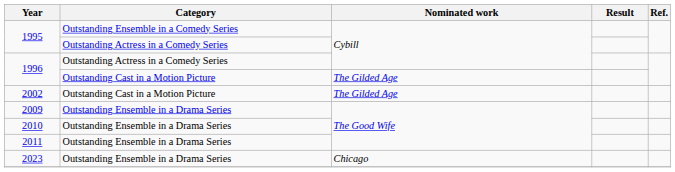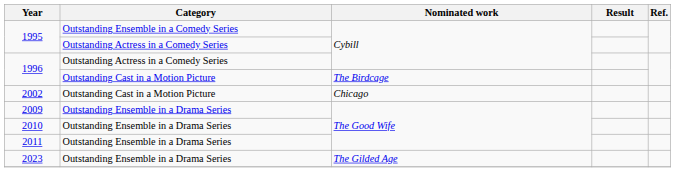(366, 77) The Gilded Age -> (361, 77) The Birdcage
(366, 93) The Gilded Age -> (351, 93) Chicago
(351, 158) Chicago -> (366, 158) The Gilded Age
